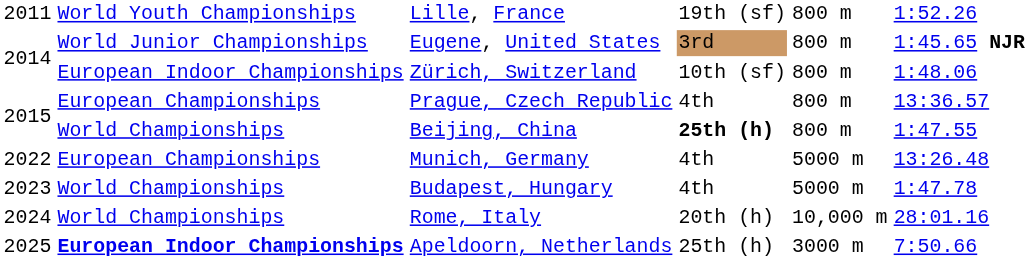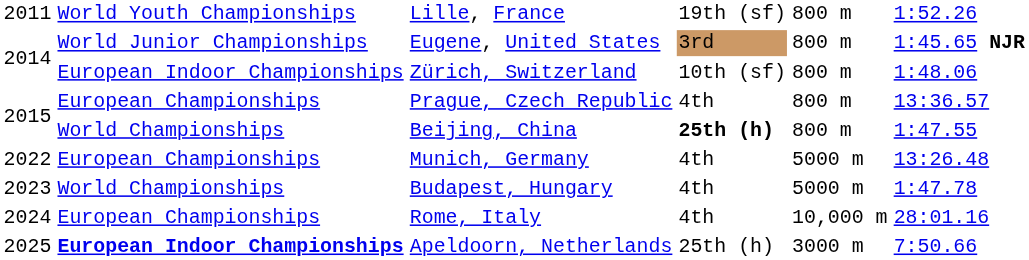(171, 218) World Championships -> (189, 218) European Championships
(726, 218) 20th (h) -> (696, 218) 4th
